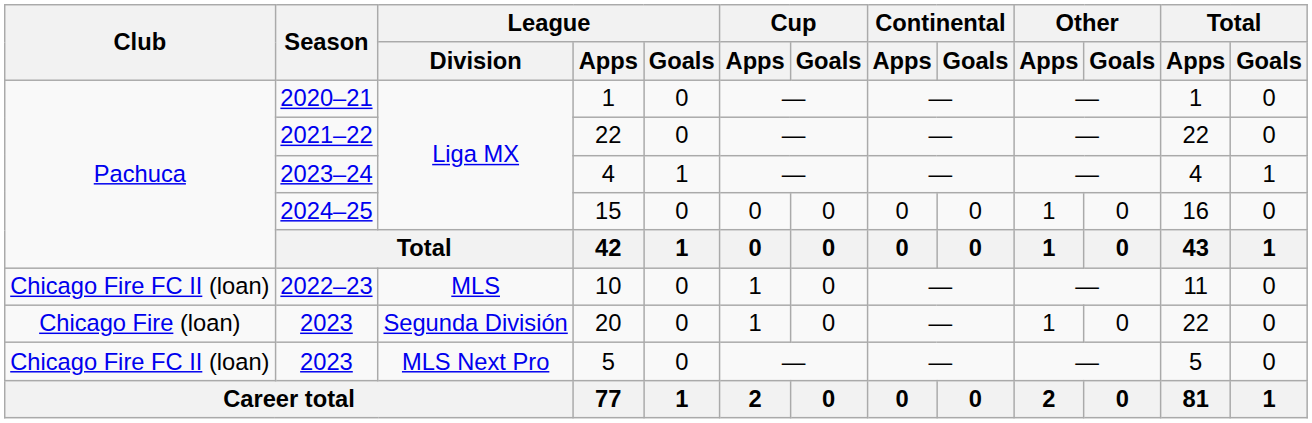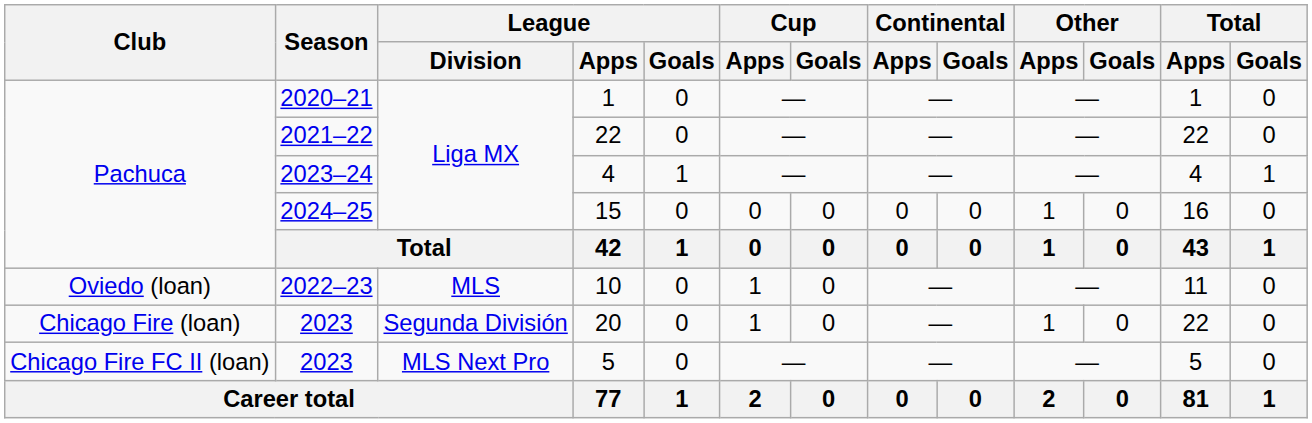(140, 286) Chicago Fire FC II (loan) -> (140, 286) Oviedo (loan)
